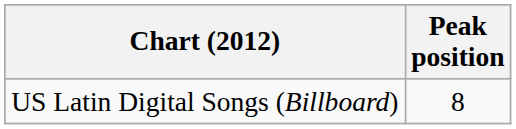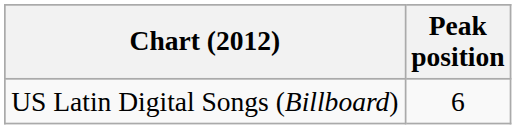(458, 100) 8 -> (458, 100) 6
